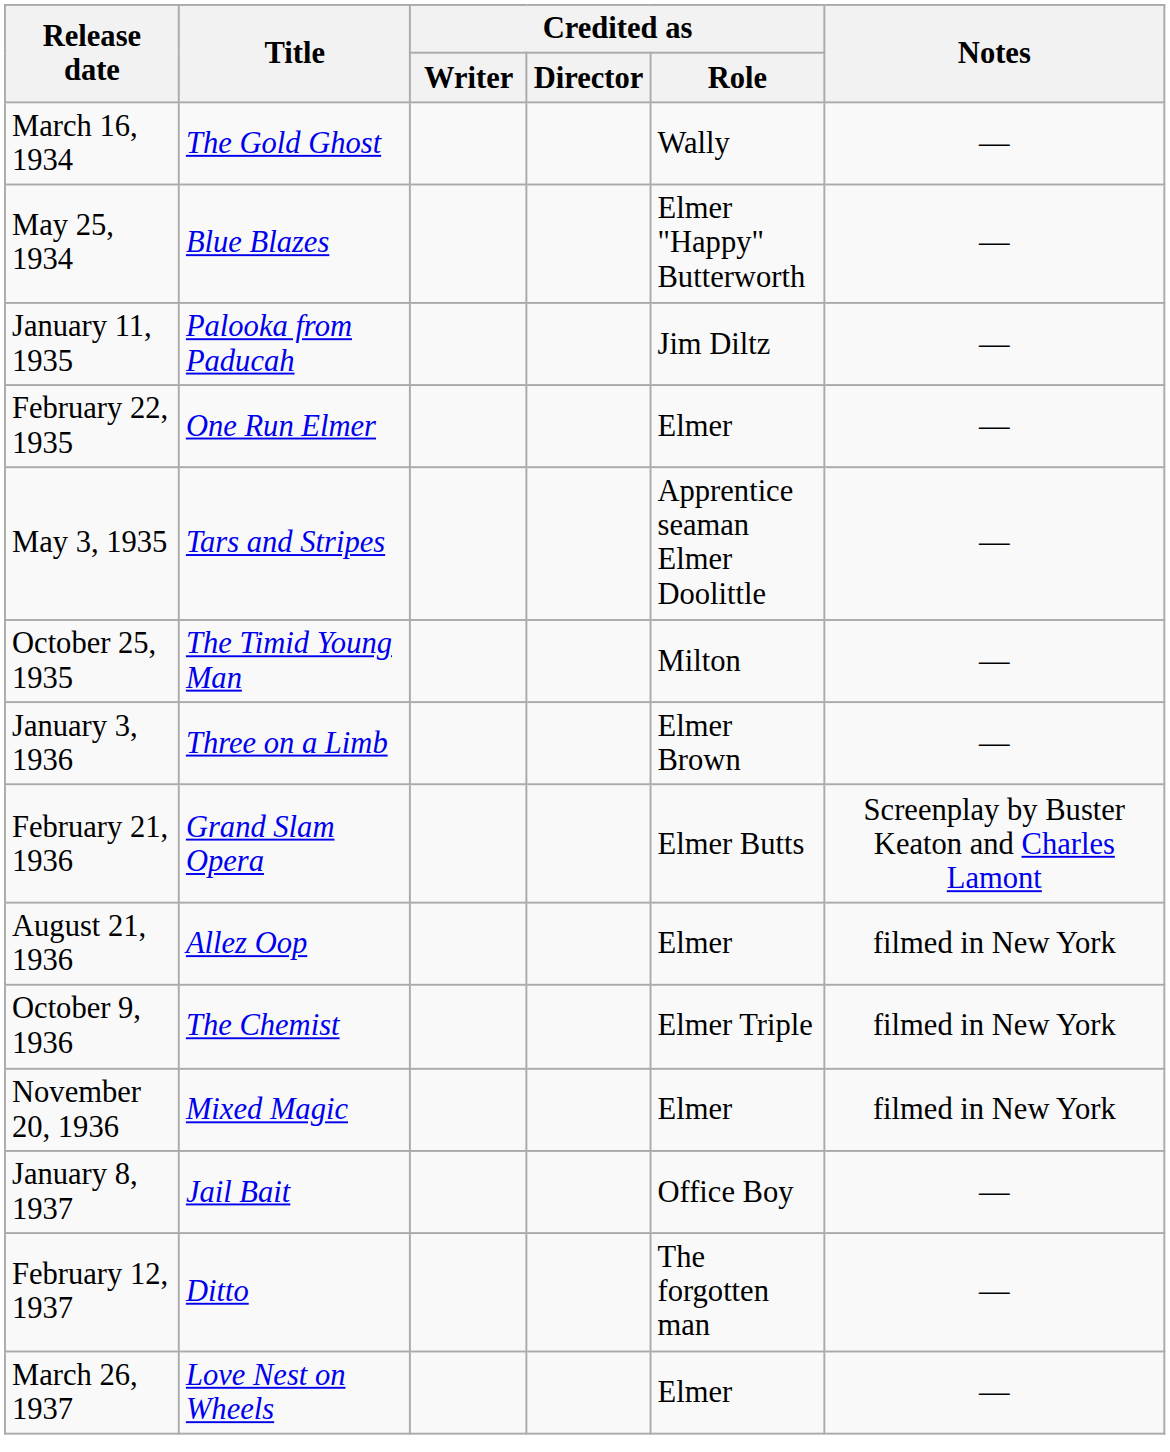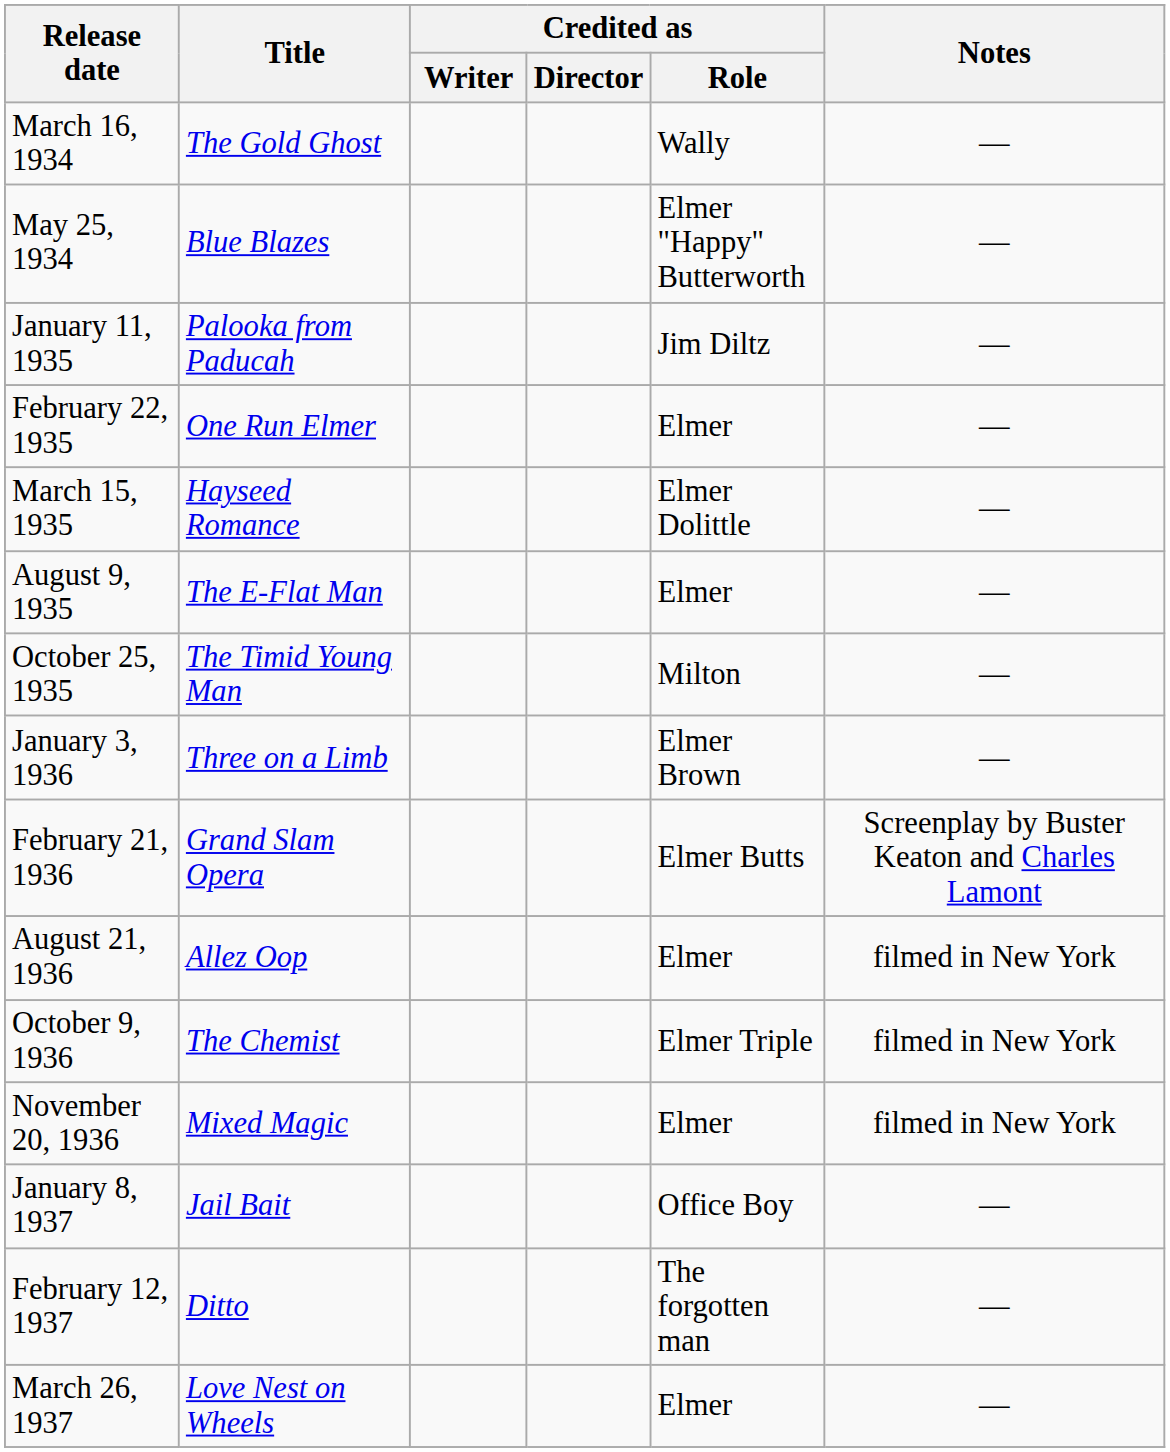+ row: (75, 508)
- row: (90, 543)
+ row: (71, 591)
